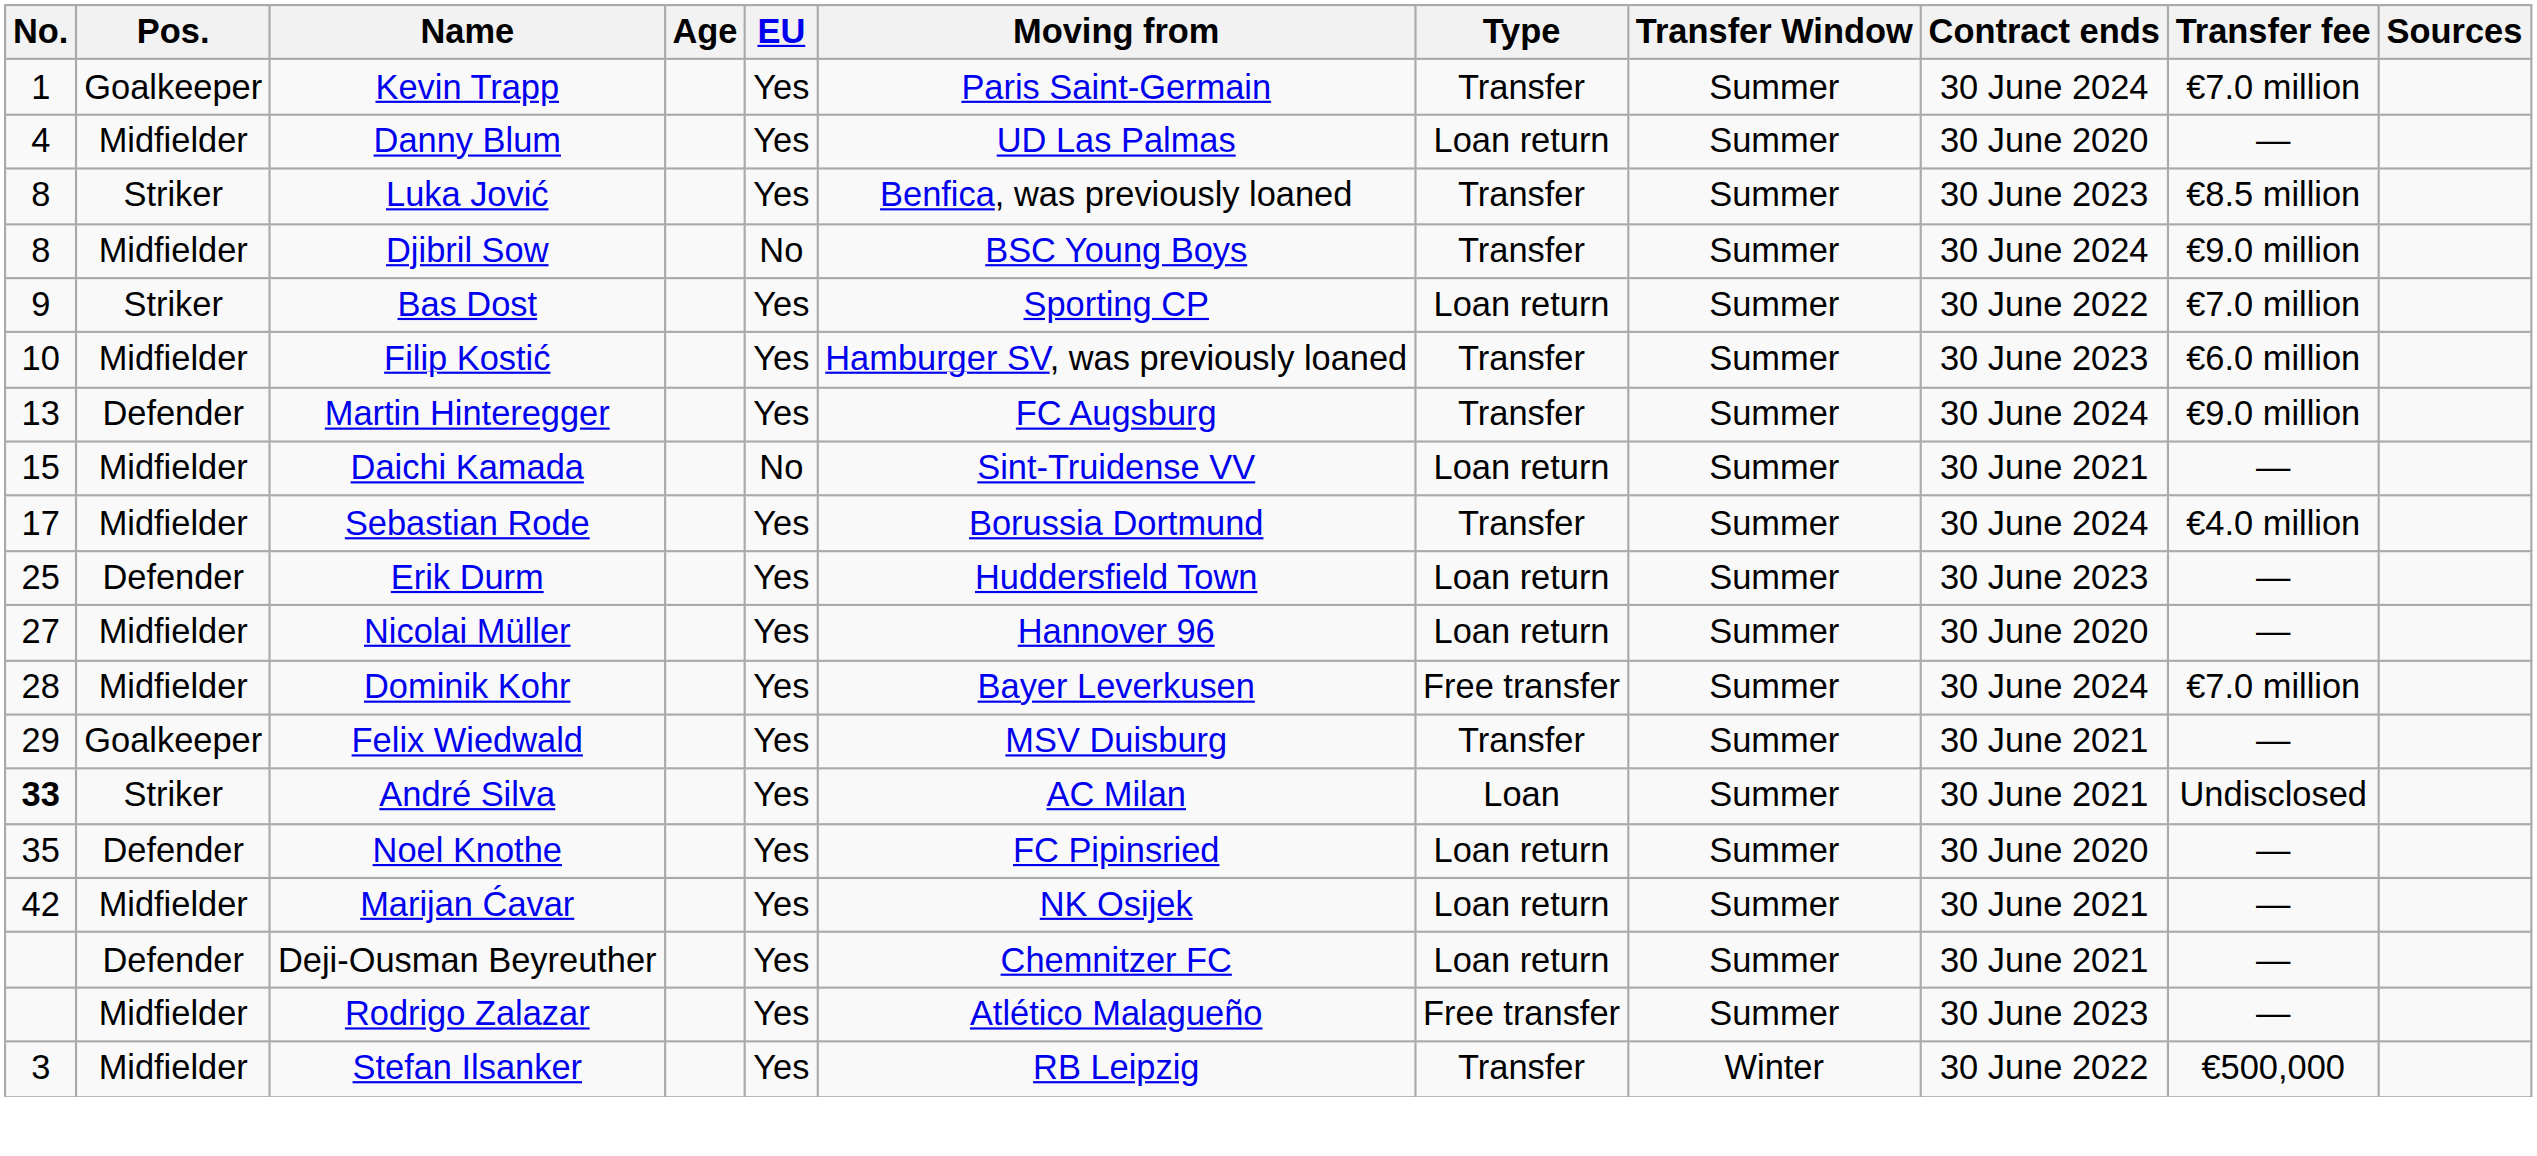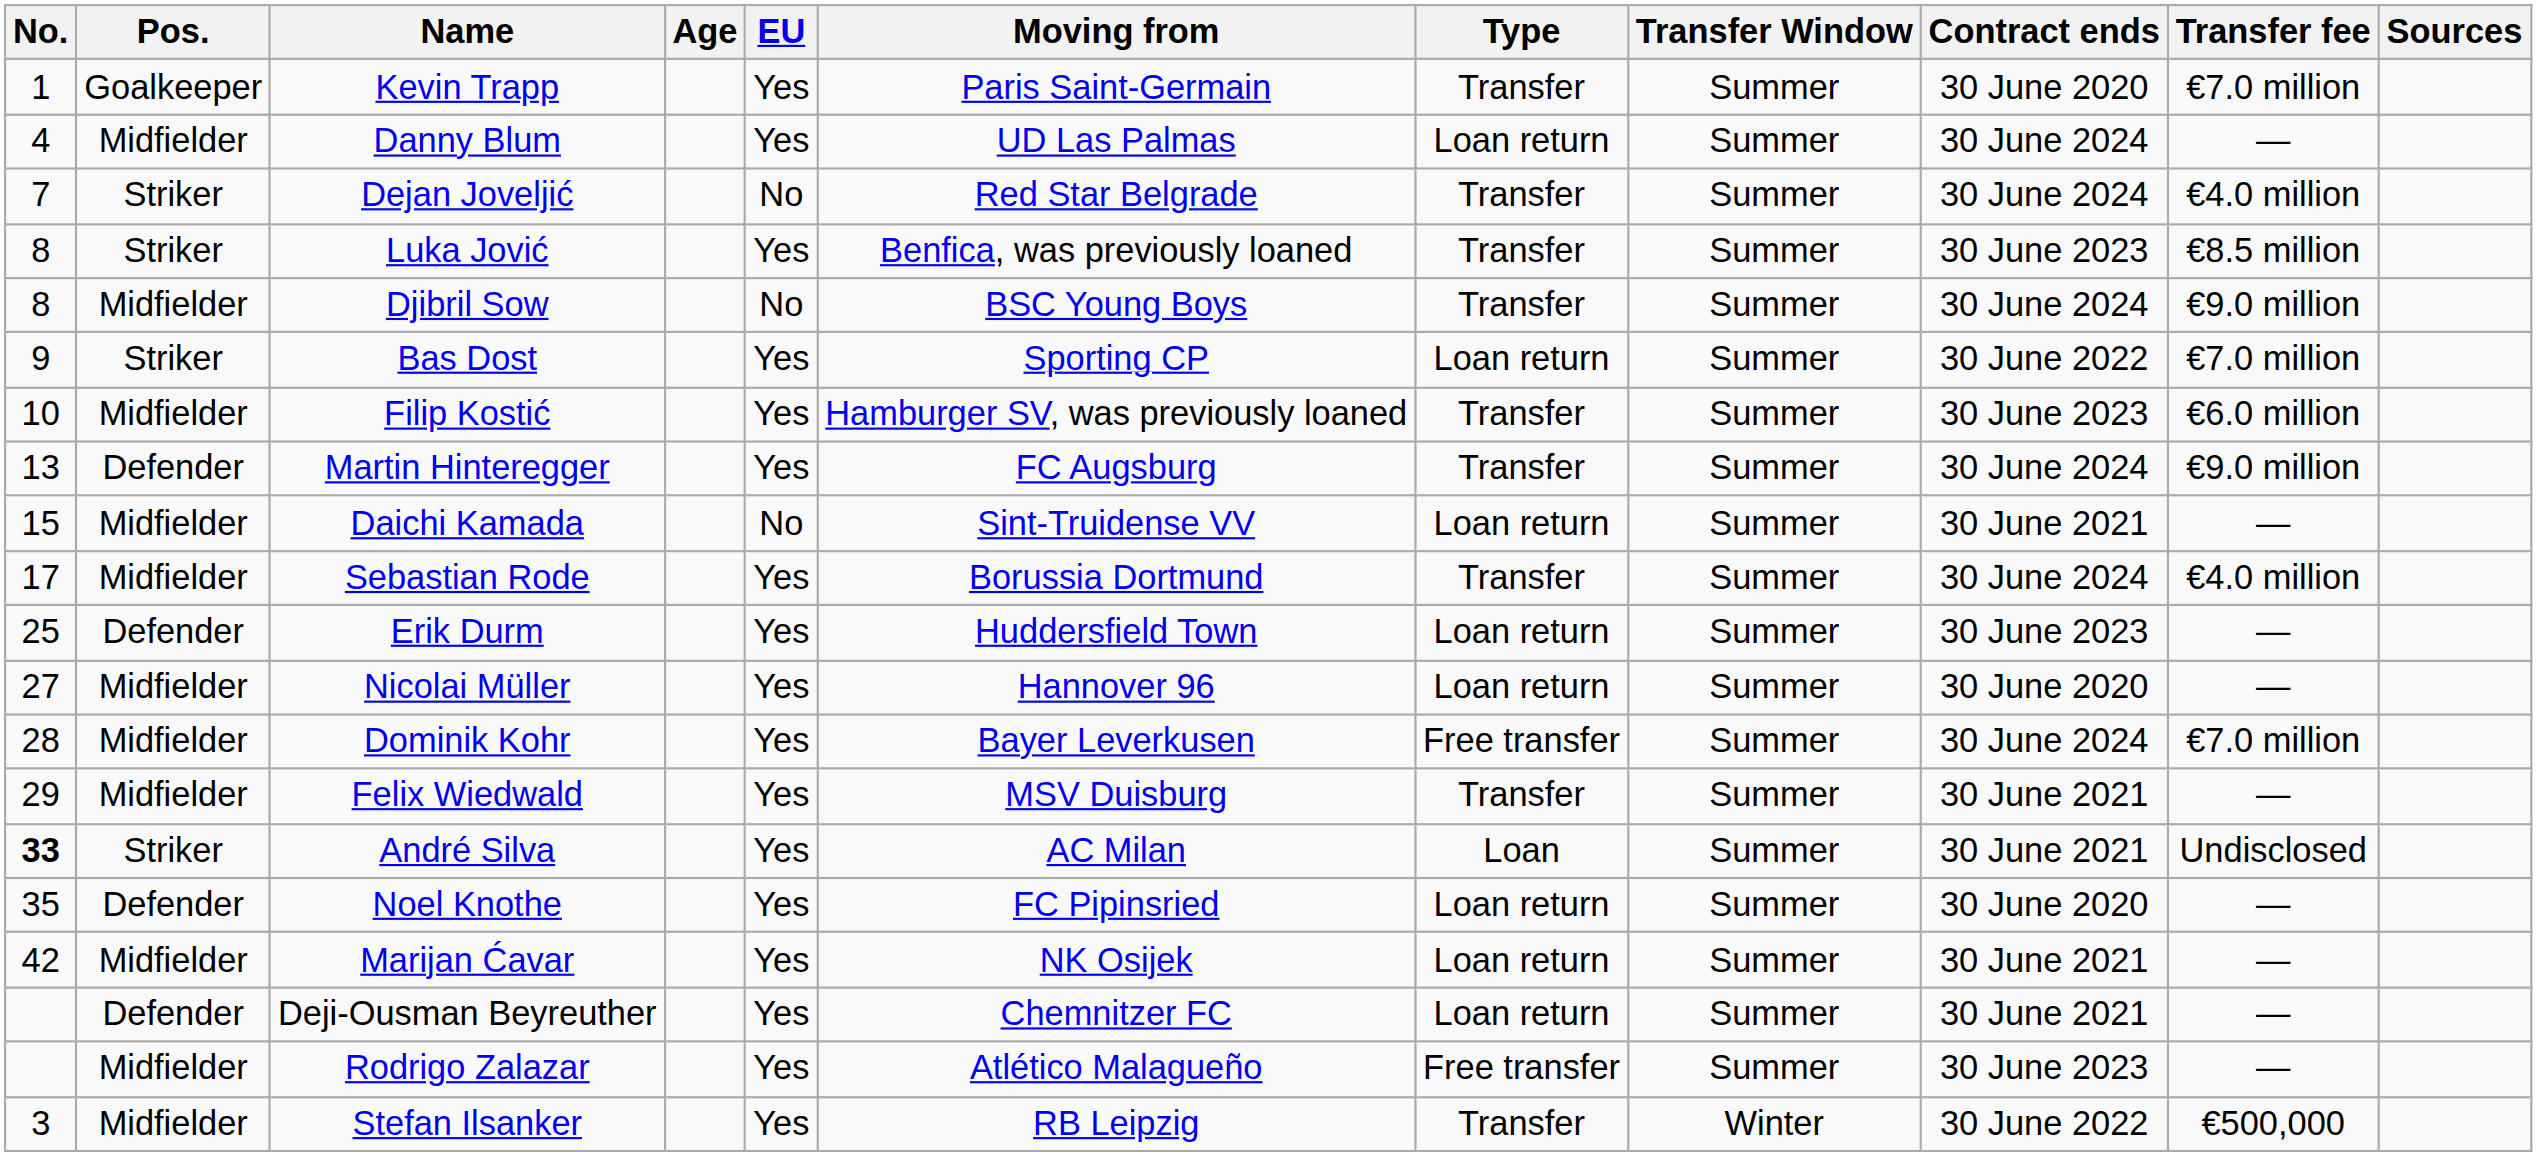(2044, 86) 30 June 2024 -> (2044, 86) 30 June 2020
(2044, 140) 30 June 2020 -> (2044, 140) 30 June 2024
+ row: (467, 195)
(173, 741) Goalkeeper -> (173, 795) Midfielder
